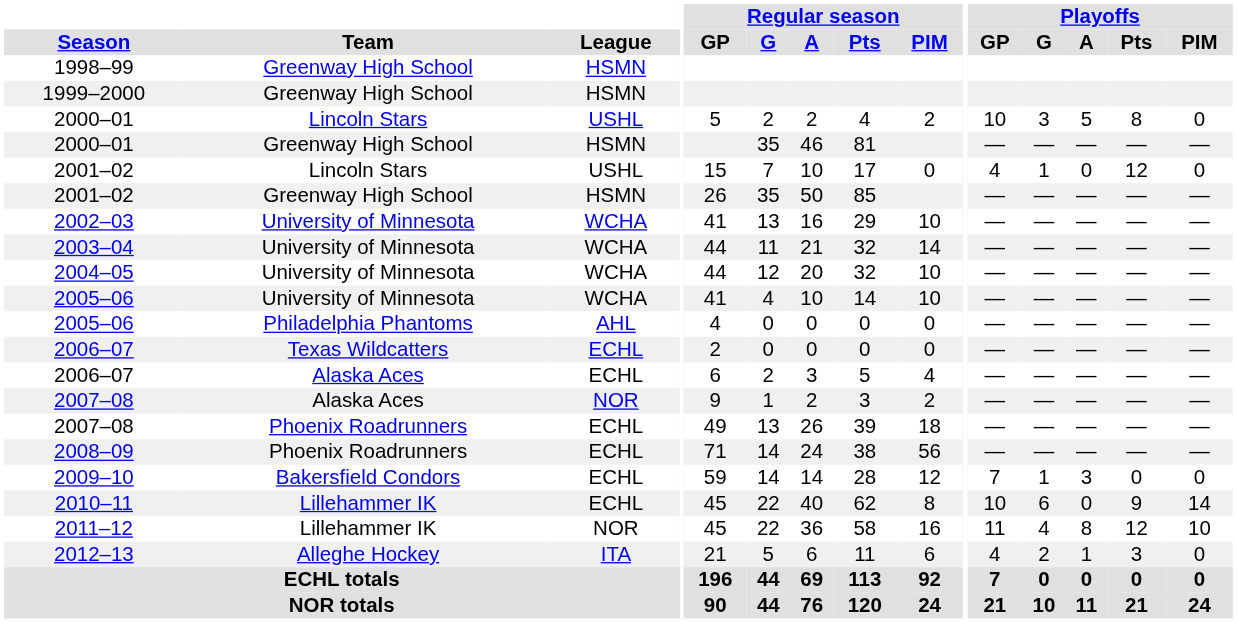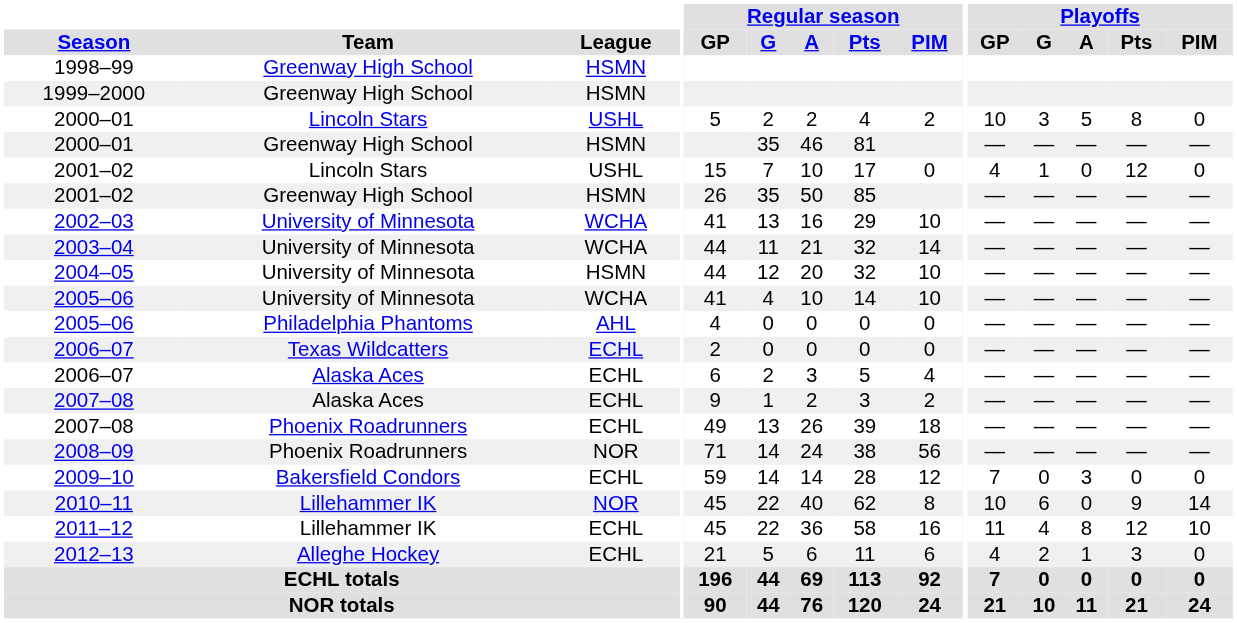(616, 272) WCHA -> (616, 272) HSMN
(616, 400) NOR -> (616, 400) ECHL
(616, 451) ECHL -> (616, 451) NOR
(1044, 477) 1 -> (1044, 477) 0
(616, 503) ECHL -> (616, 503) NOR
(616, 528) NOR -> (616, 528) ECHL
(616, 554) ITA -> (616, 554) ECHL
